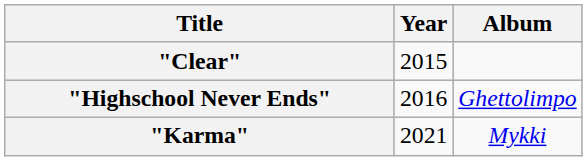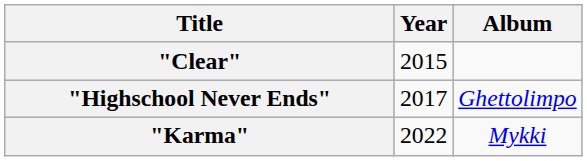(424, 98) 2016 -> (424, 98) 2017
(424, 135) 2021 -> (424, 135) 2022
